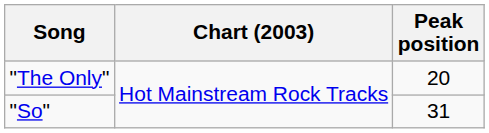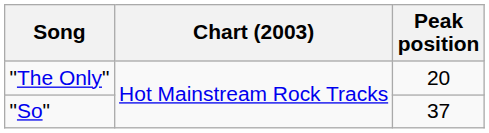(439, 111) 31 -> (439, 111) 37
